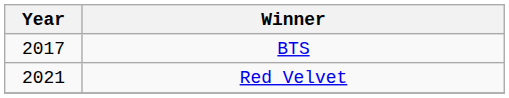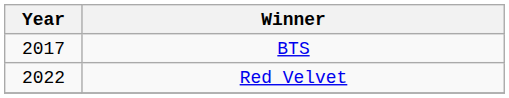(43, 78) 2021 -> (43, 78) 2022
